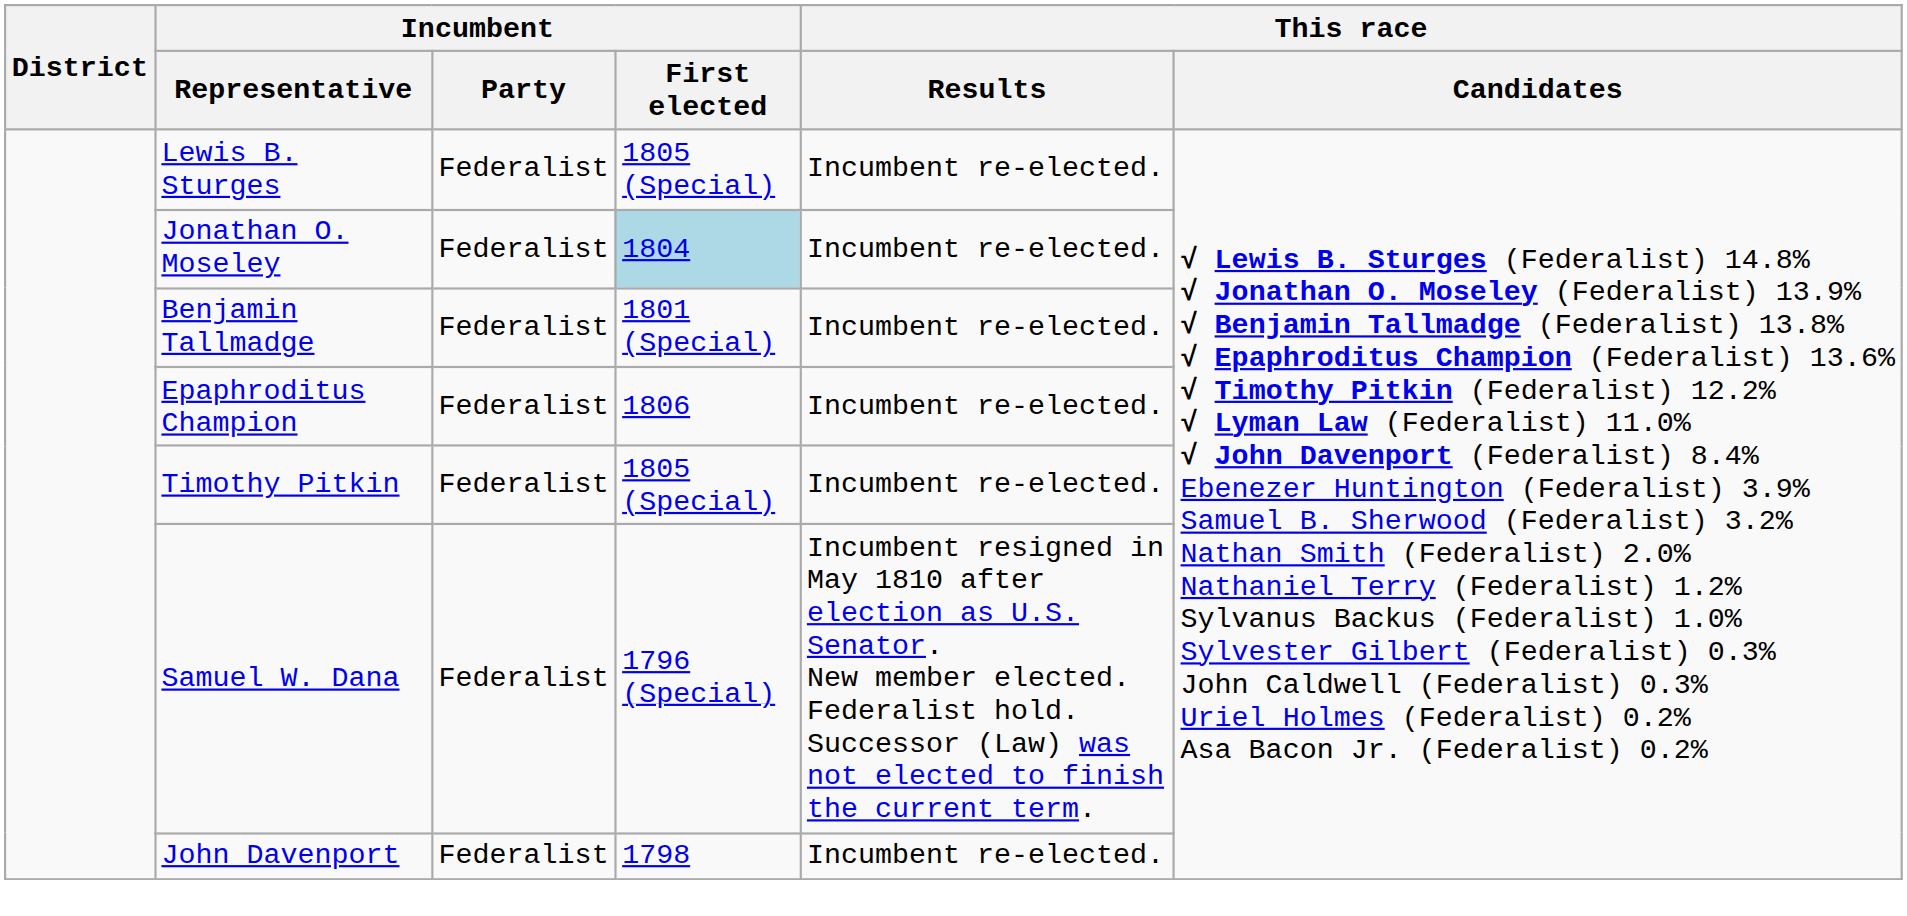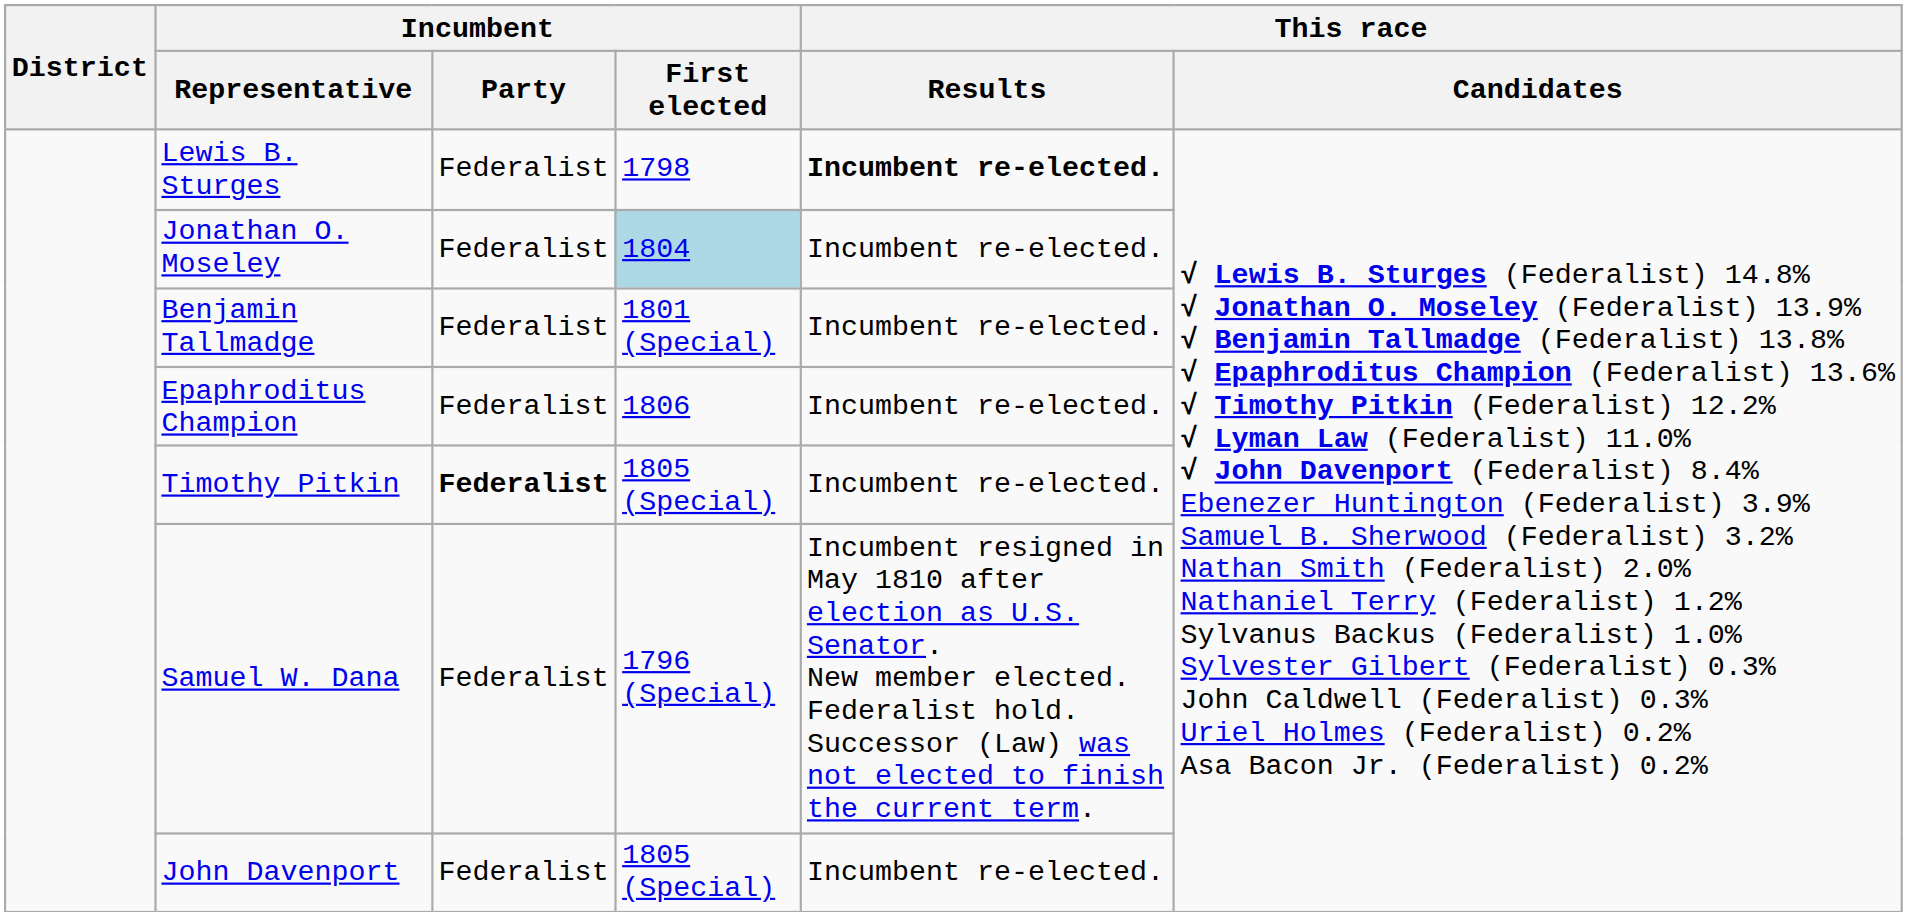(699, 170) 1805 (Special) -> (656, 170) 1798
(985, 170) normal -> (985, 170) bold
(524, 485) normal -> (524, 485) bold
(656, 855) 1798 -> (699, 872) 1805 (Special)
